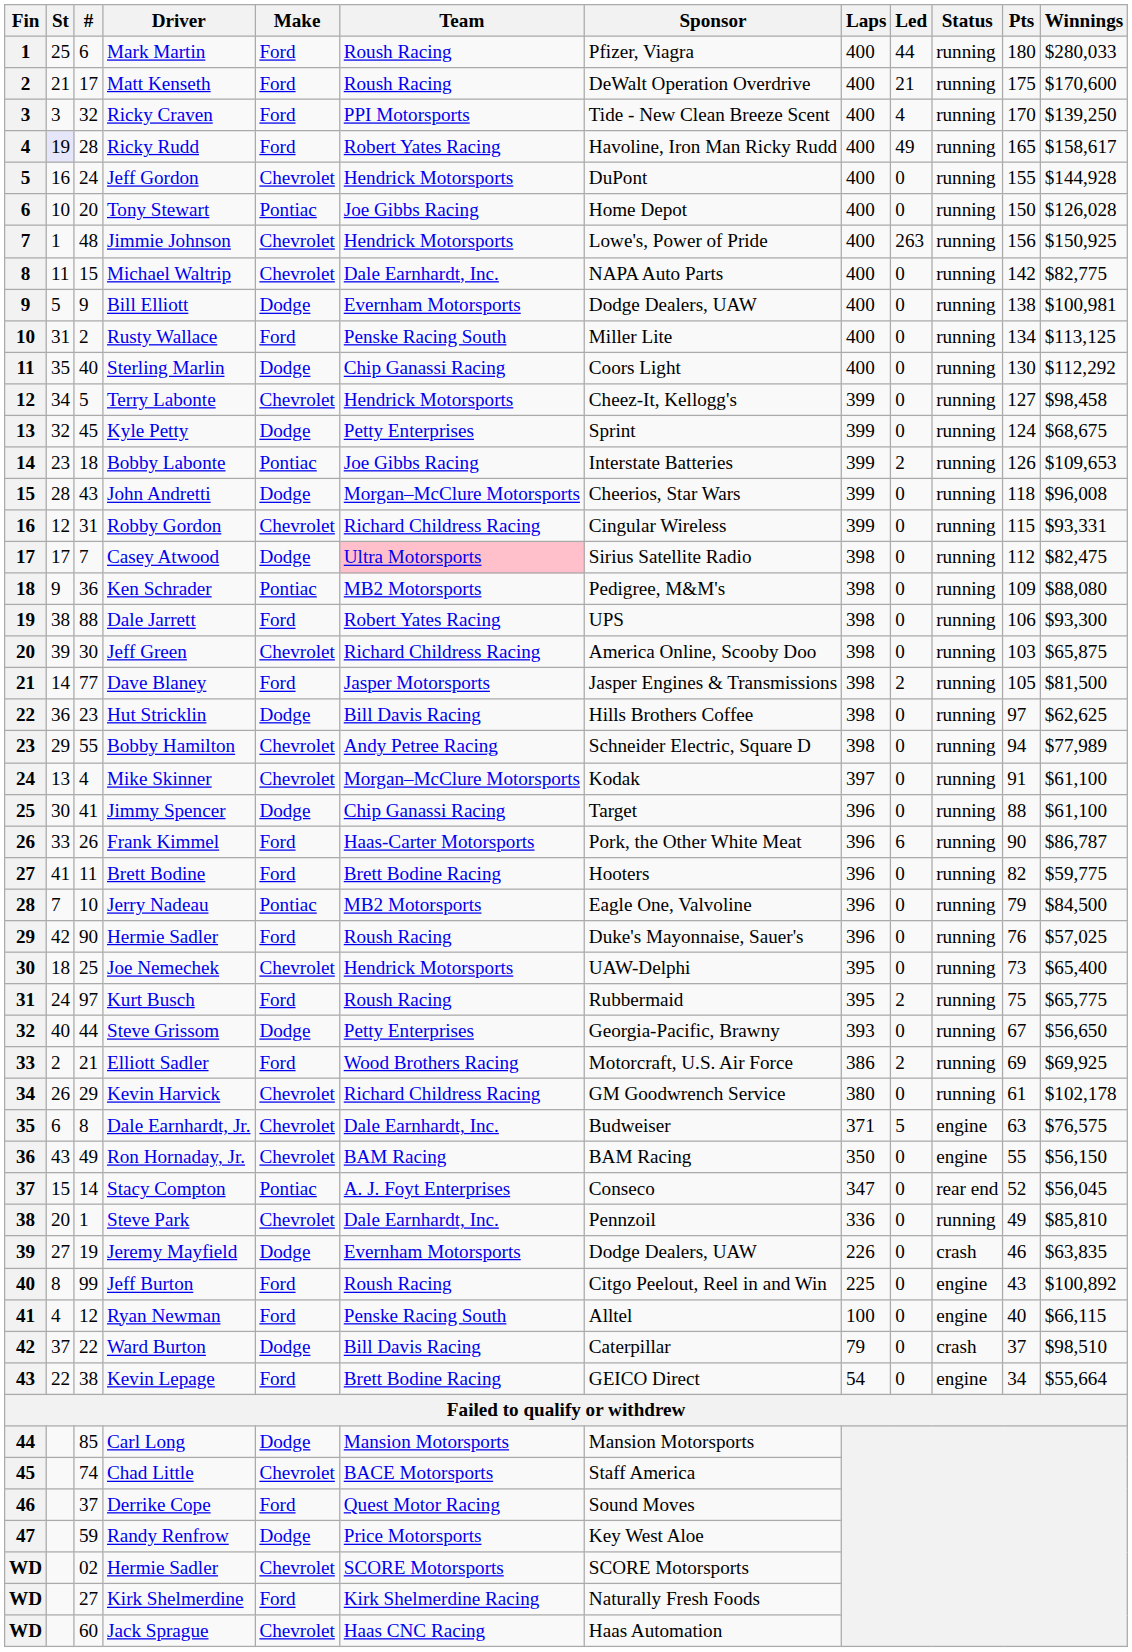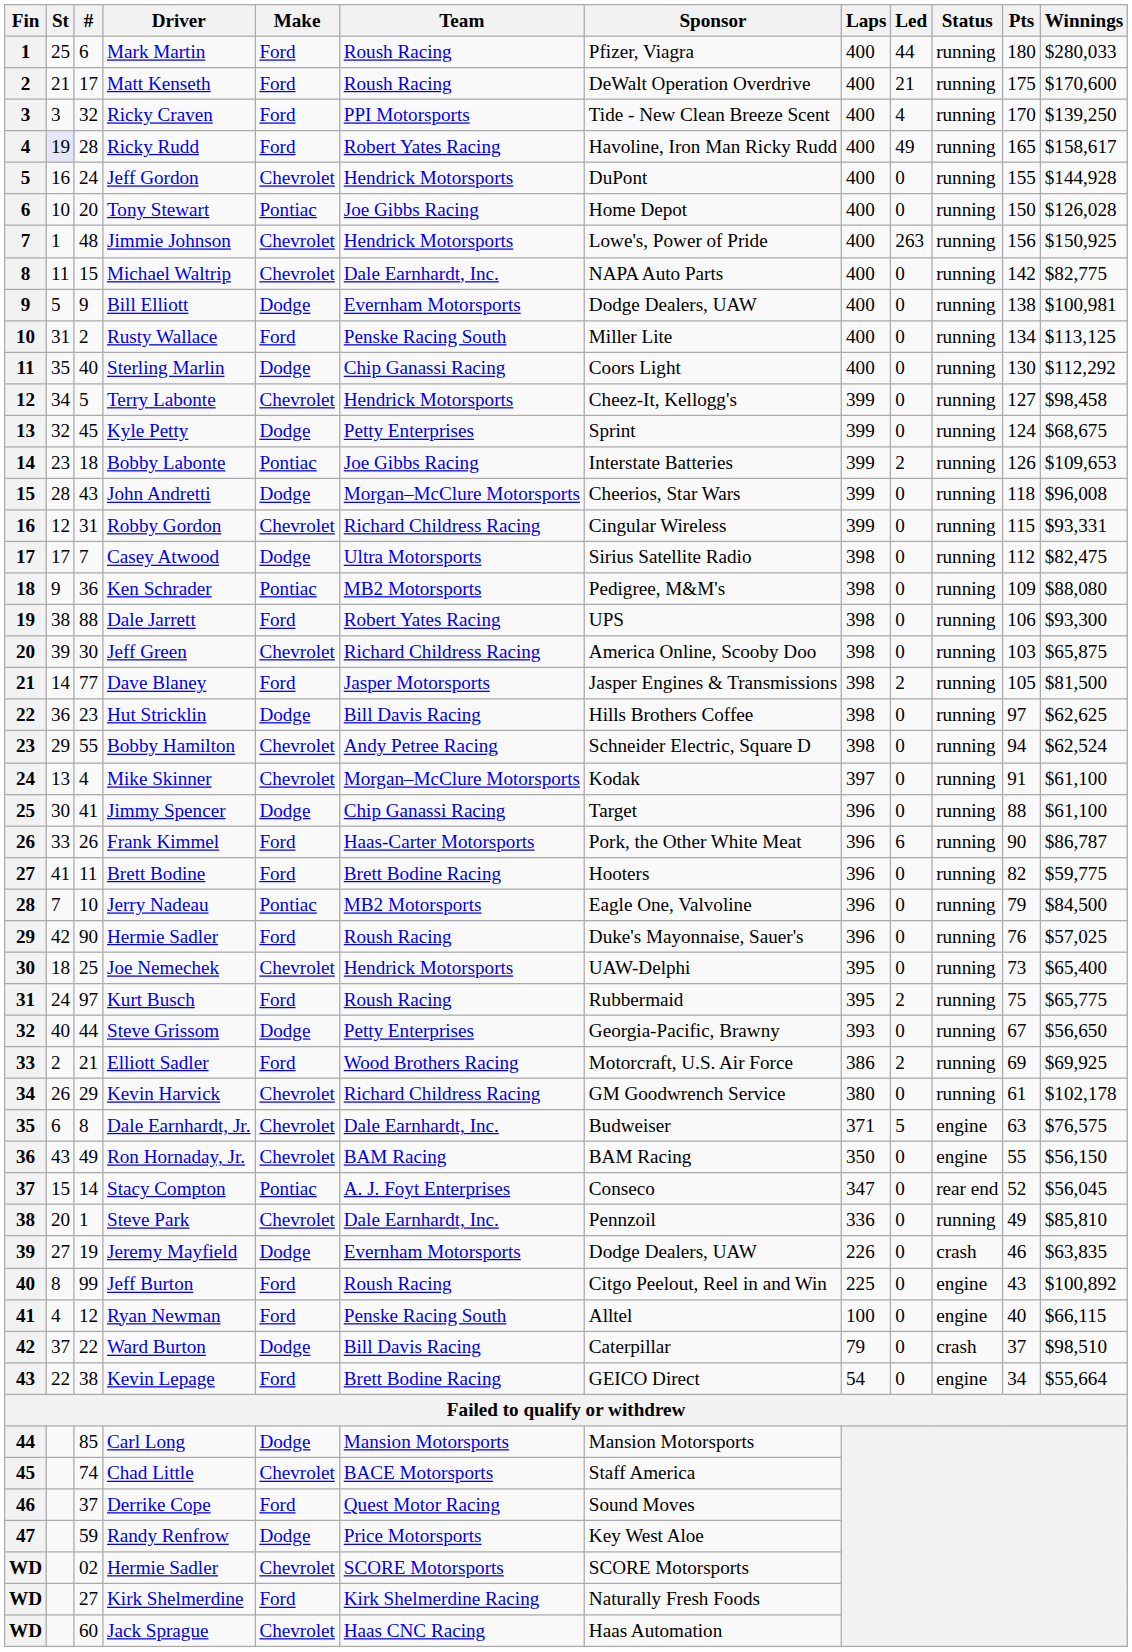(413, 557) pink background -> (413, 557) no background
(1076, 746) $77,989 -> (1076, 746) $62,524
